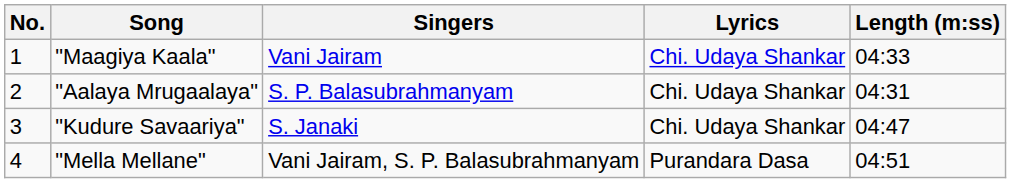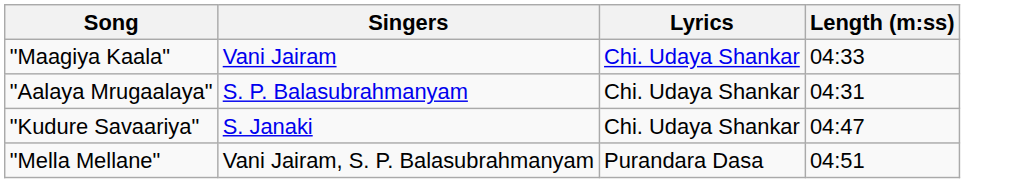- column: (27, 22)
